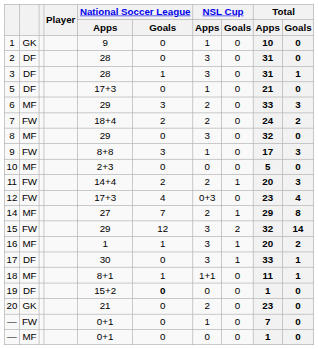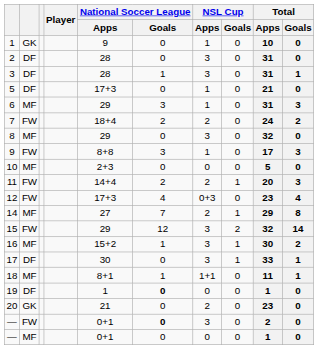(207, 105) 2 -> (207, 105) 1
(268, 105) 33 -> (268, 105) 31
(105, 244) 1 -> (105, 244) 15+2
(268, 244) 20 -> (268, 244) 30
(105, 290) 15+2 -> (105, 290) 1
(163, 321) normal -> (163, 321) bold
(207, 321) 1 -> (207, 321) 3
(268, 321) 7 -> (268, 321) 2
